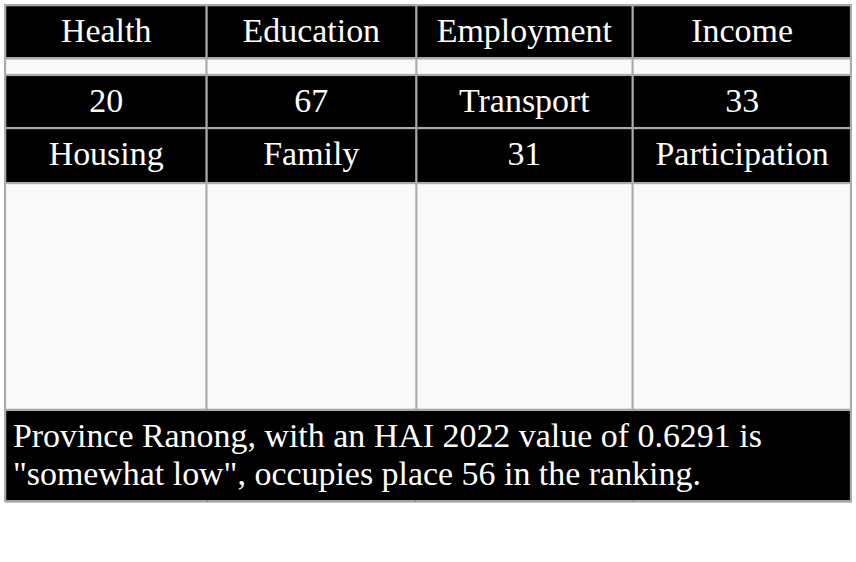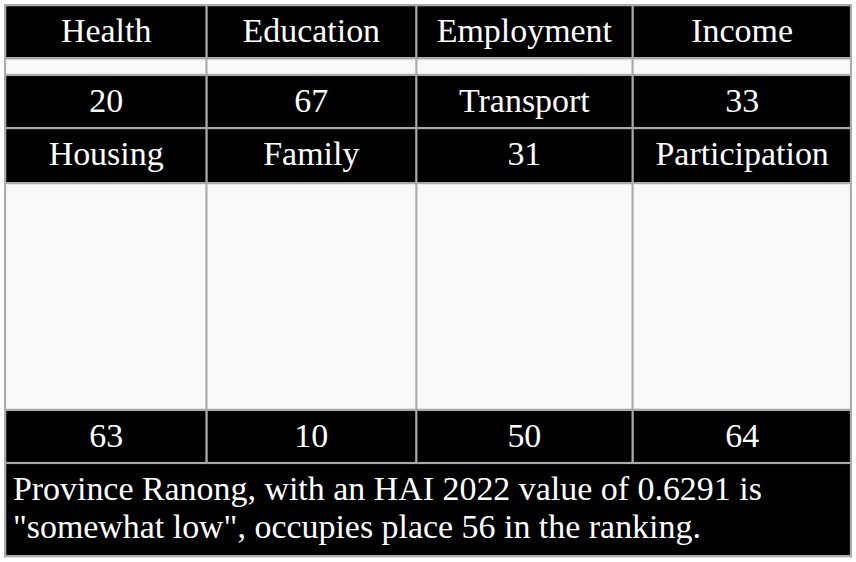+ row: (106, 436)
